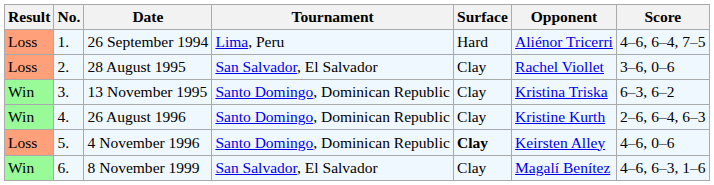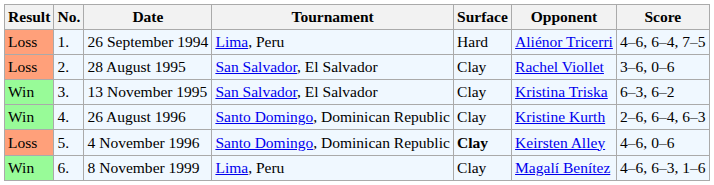(333, 92) Santo Domingo, Dominican Republic -> (297, 92) San Salvador, El Salvador
(297, 167) San Salvador, El Salvador -> (250, 167) Lima, Peru
